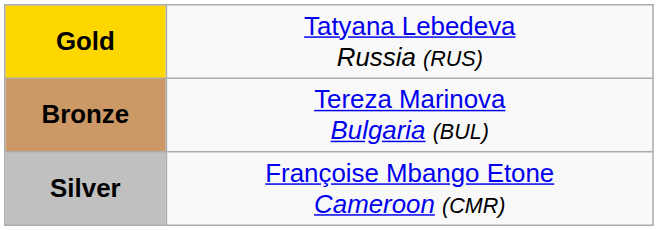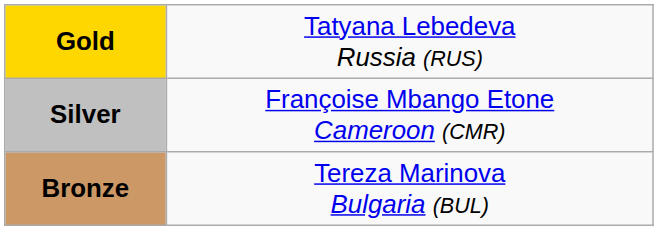rows swapped: (85, 187) <-> (85, 114)
